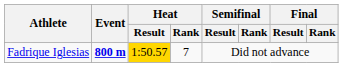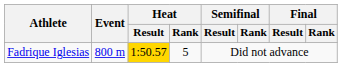(110, 53) bold -> (110, 53) normal
(186, 53) 7 -> (185, 53) 5
